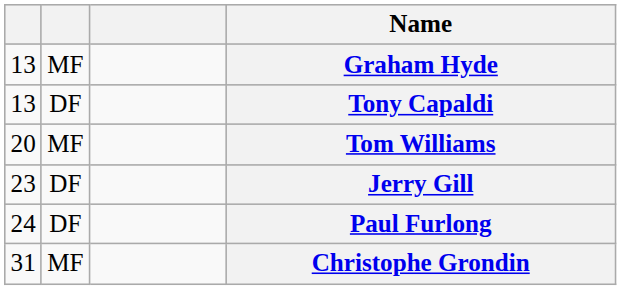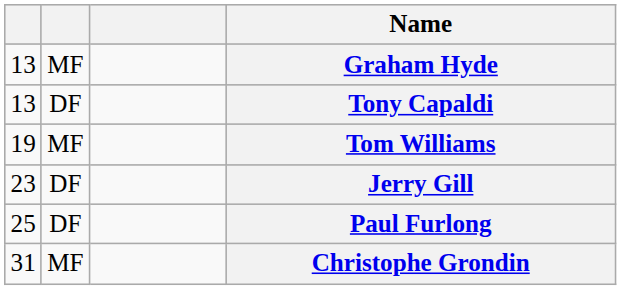(23, 143) 20 -> (23, 143) 19
(23, 223) 24 -> (23, 223) 25
